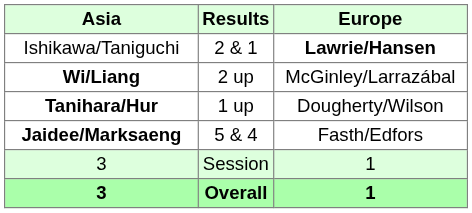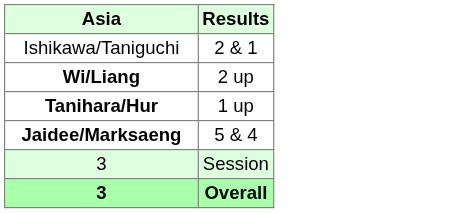- column: (370, 18)
